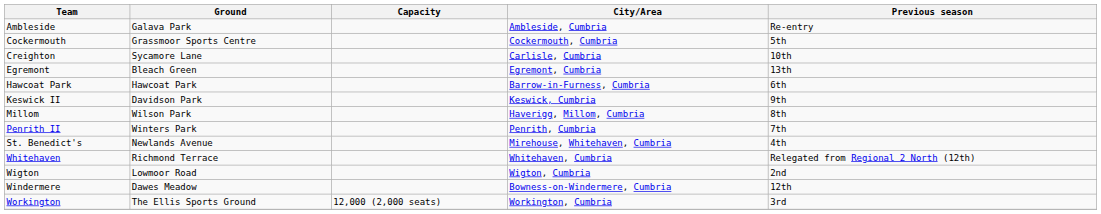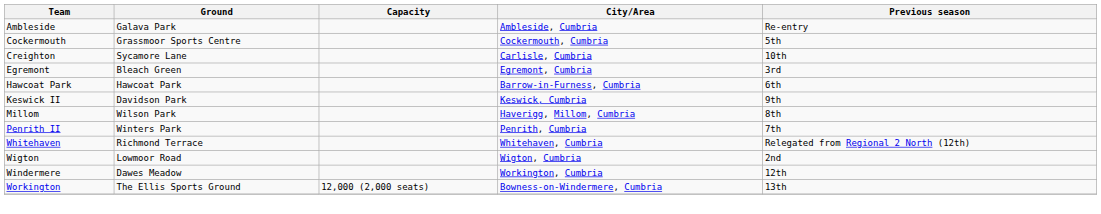(781, 70) 13th -> (773, 70) 3rd
- row: (44, 143)
(590, 187) Bowness-on-Windermere, Cumbria -> (551, 172) Workington, Cumbria
(561, 202) Workington, Cumbria -> (581, 187) Bowness-on-Windermere, Cumbria
(778, 202) 3rd -> (776, 187) 13th
